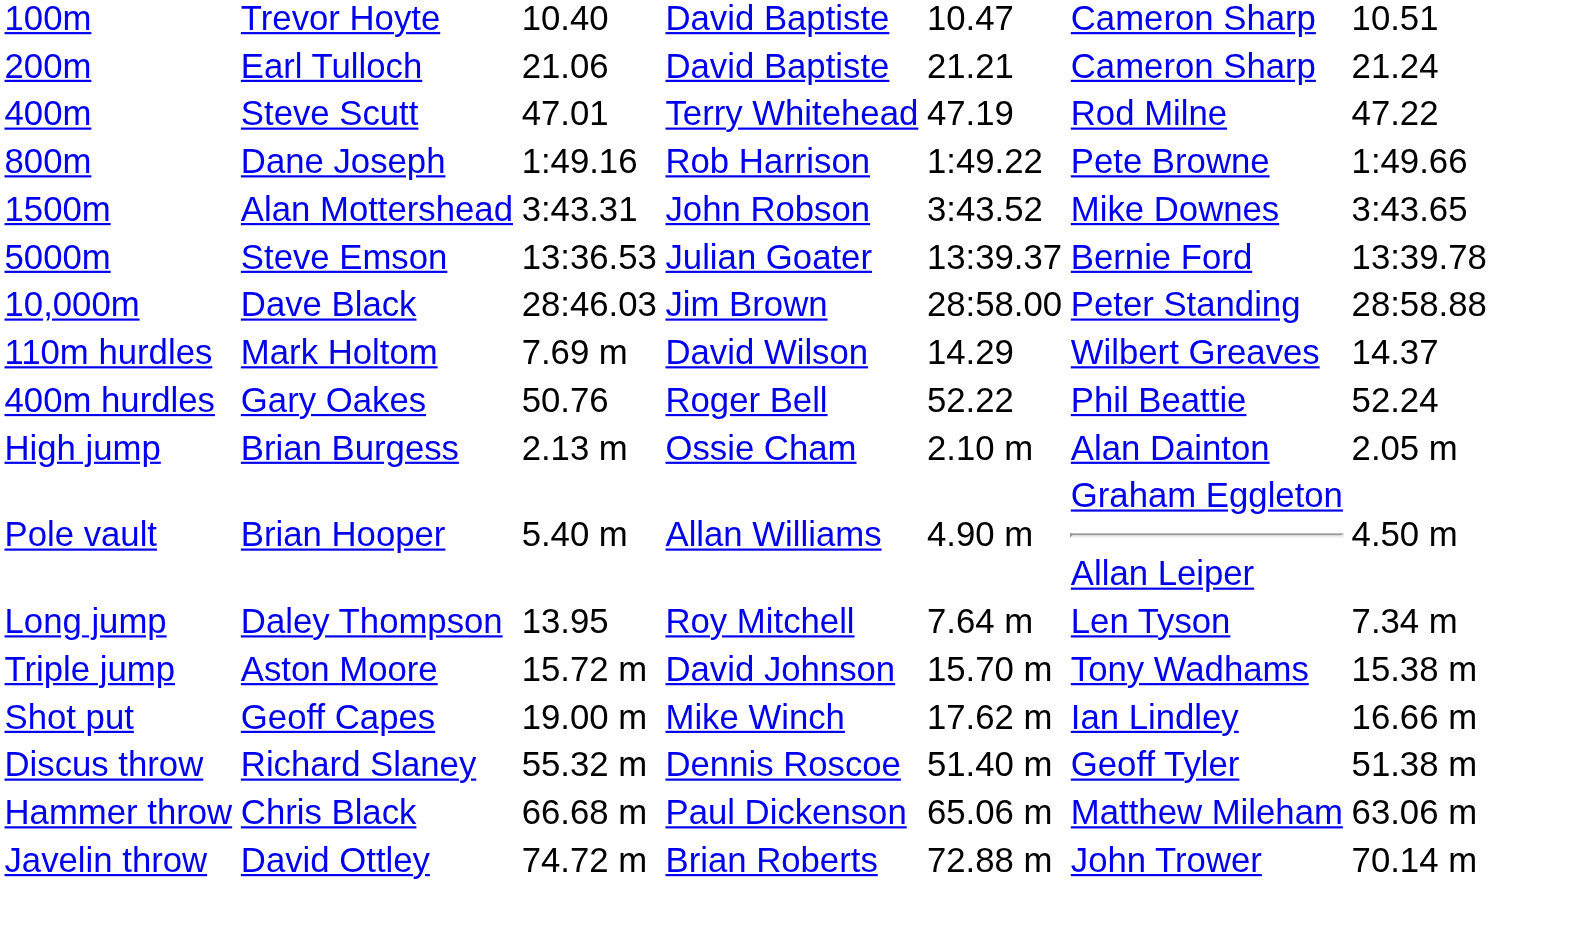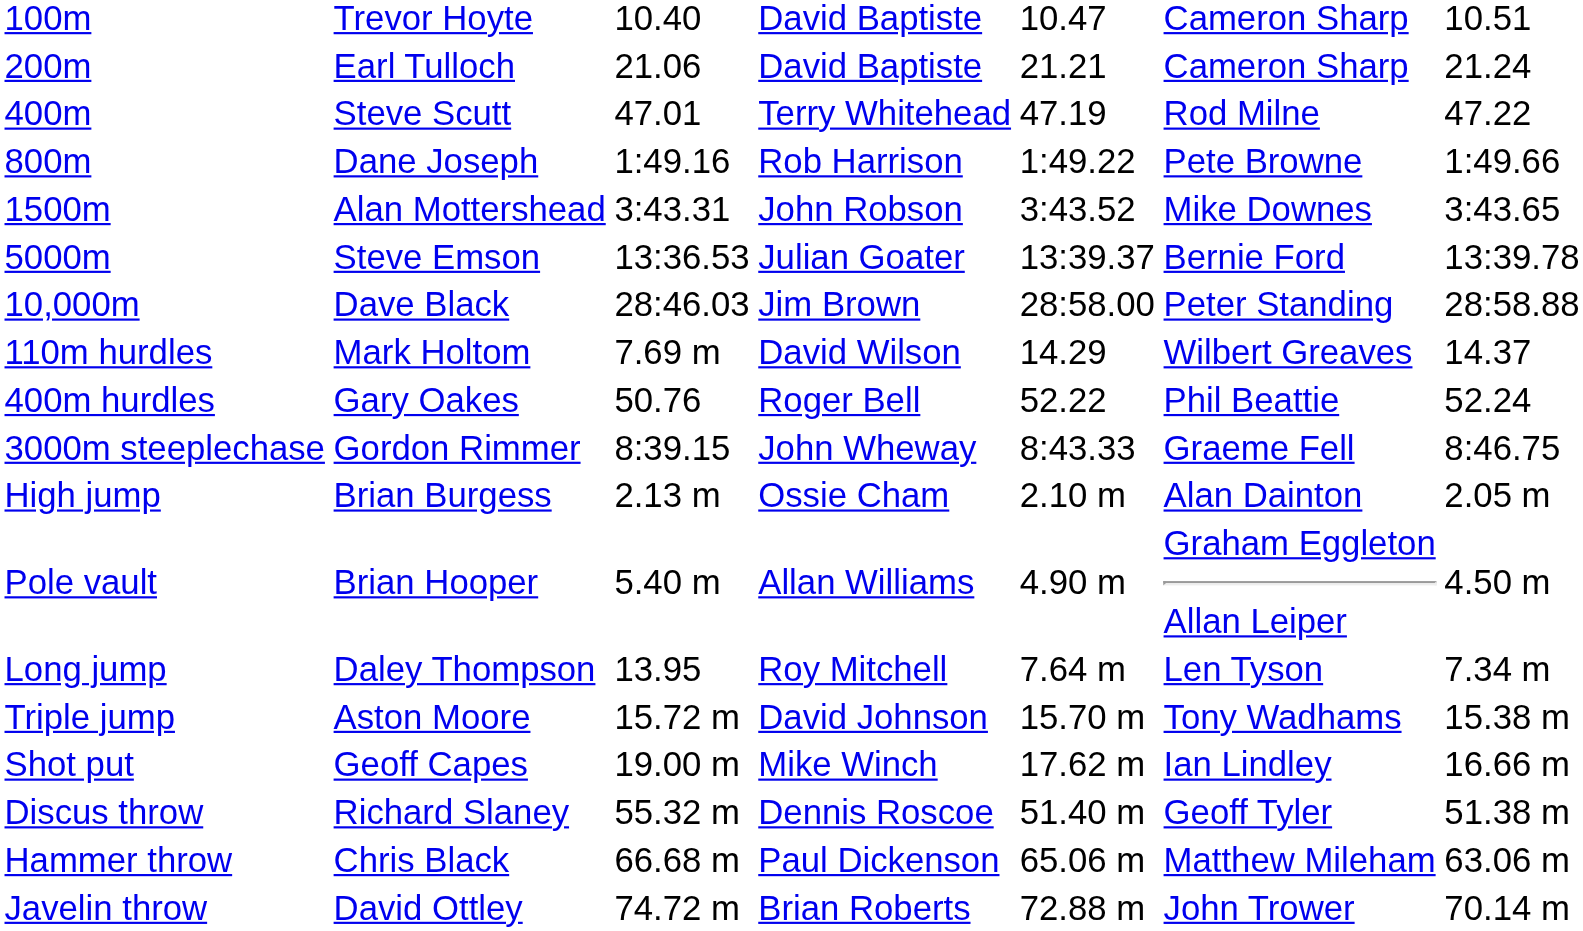+ row: (165, 448)
